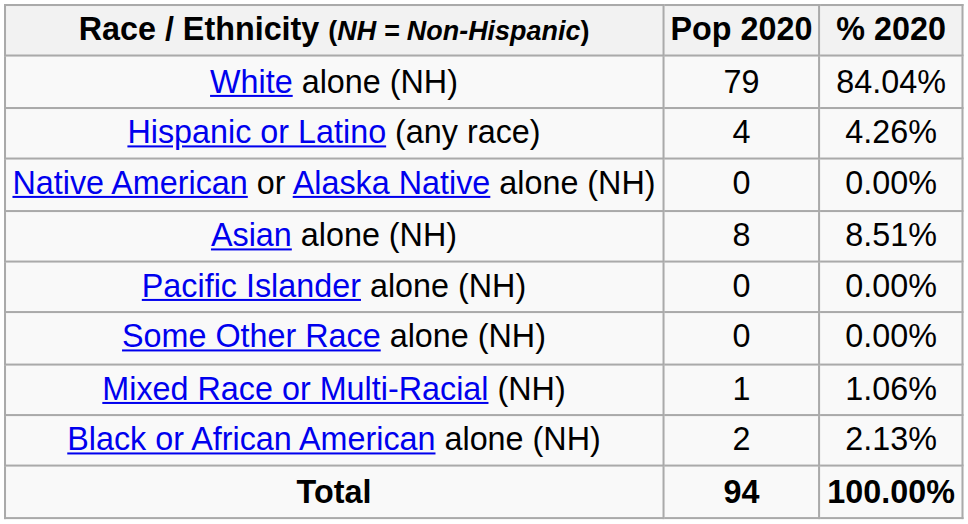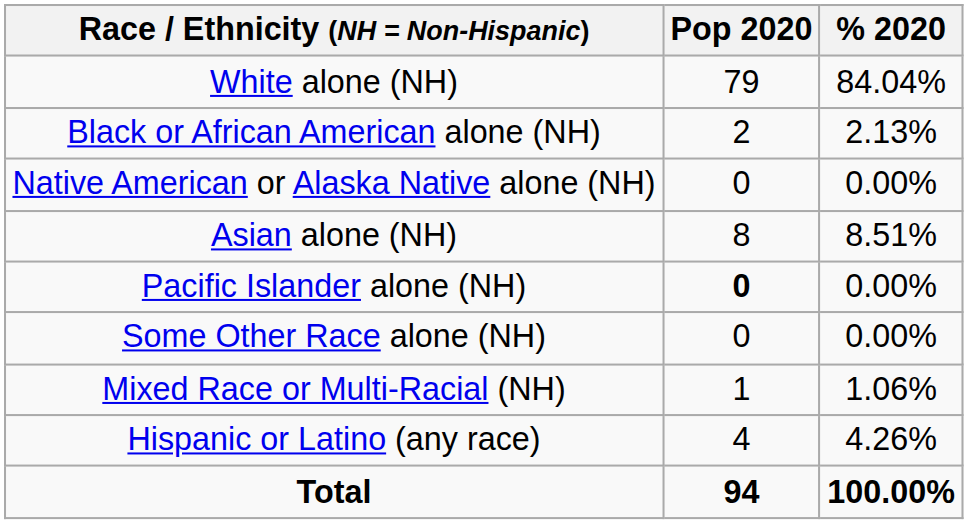rows swapped: (334, 440) <-> (334, 132)
(741, 286) normal -> (741, 286) bold
